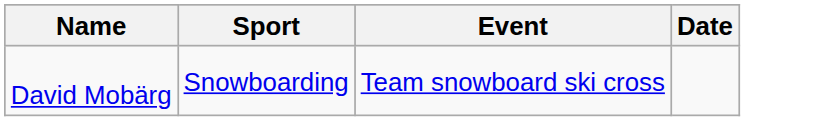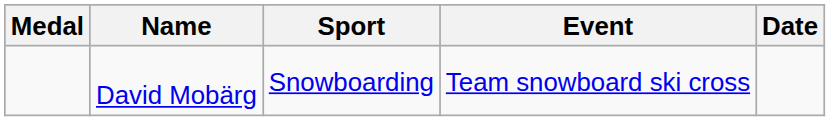+ column: (47, 25)
